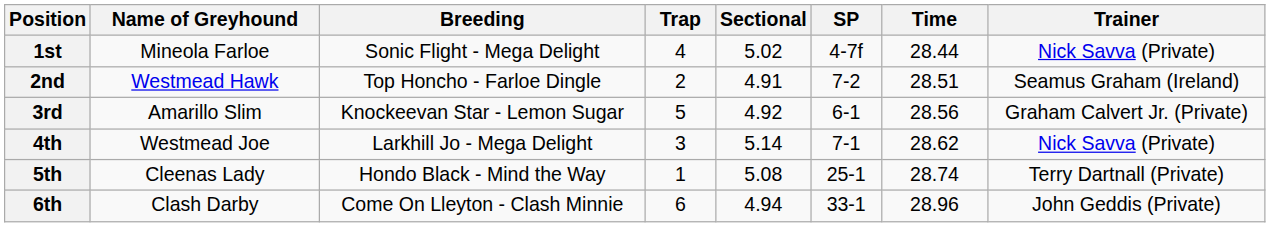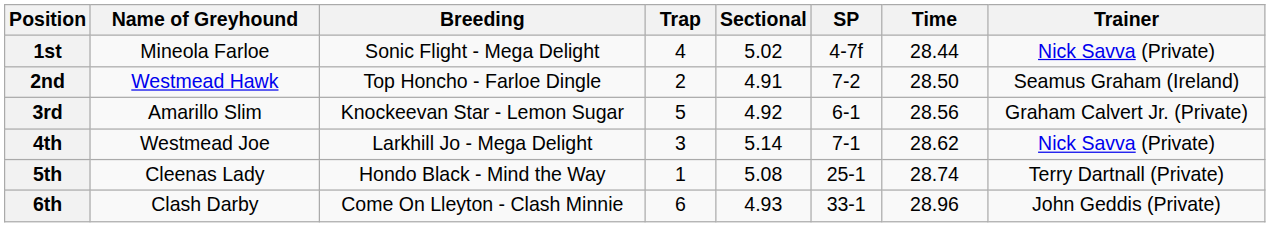(934, 81) 28.51 -> (934, 81) 28.50
(763, 205) 4.94 -> (763, 205) 4.93
